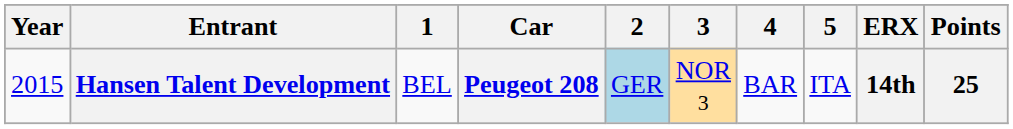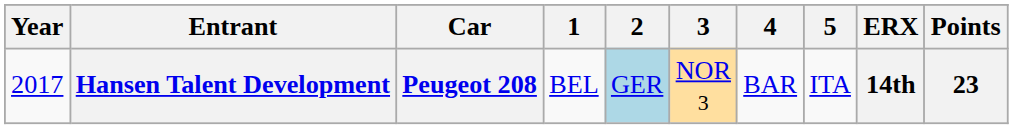columns swapped: (531, 26) <-> (427, 26)
(37, 85) 2015 -> (37, 85) 2017
(966, 85) 25 -> (966, 85) 23
